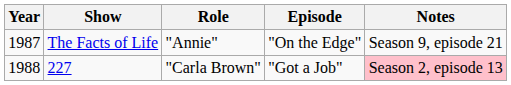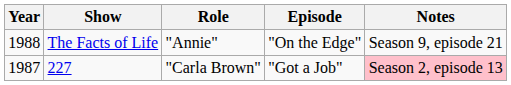(24, 42) 1987 -> (24, 42) 1988
(24, 67) 1988 -> (24, 67) 1987
